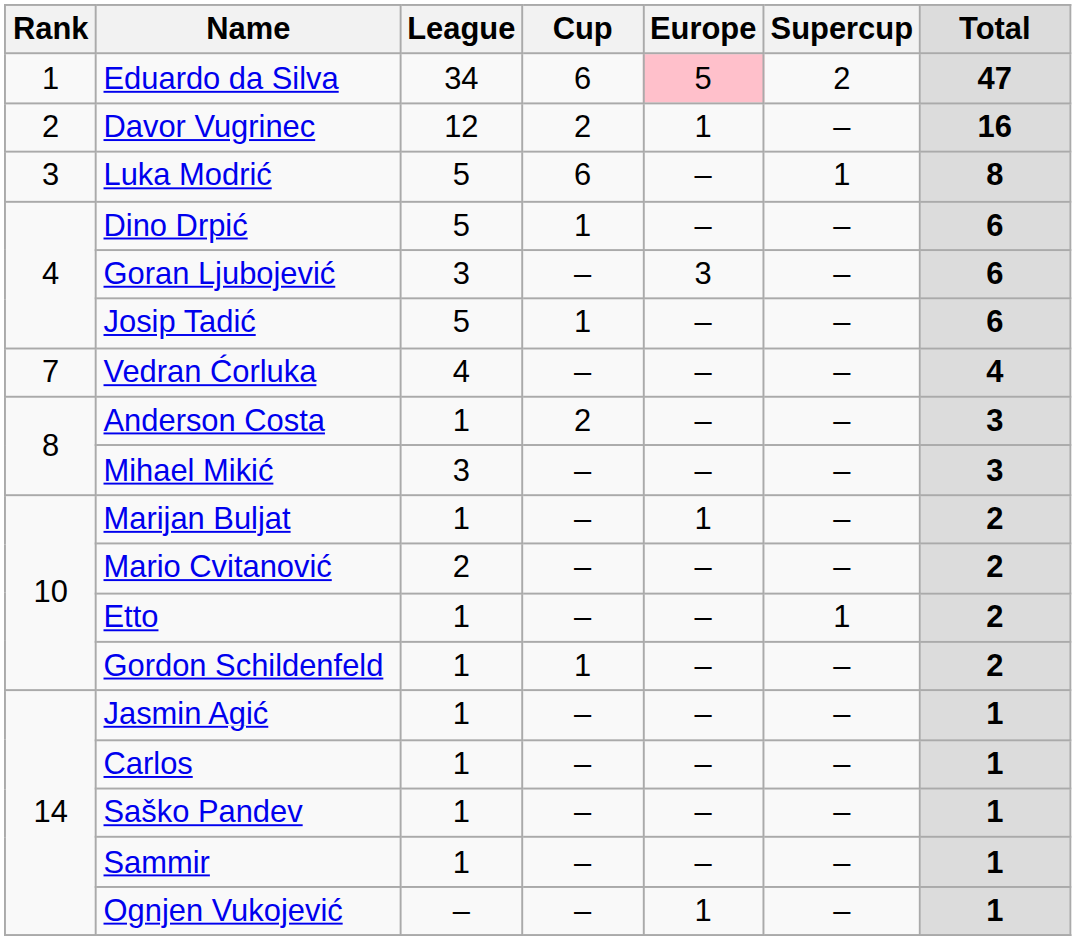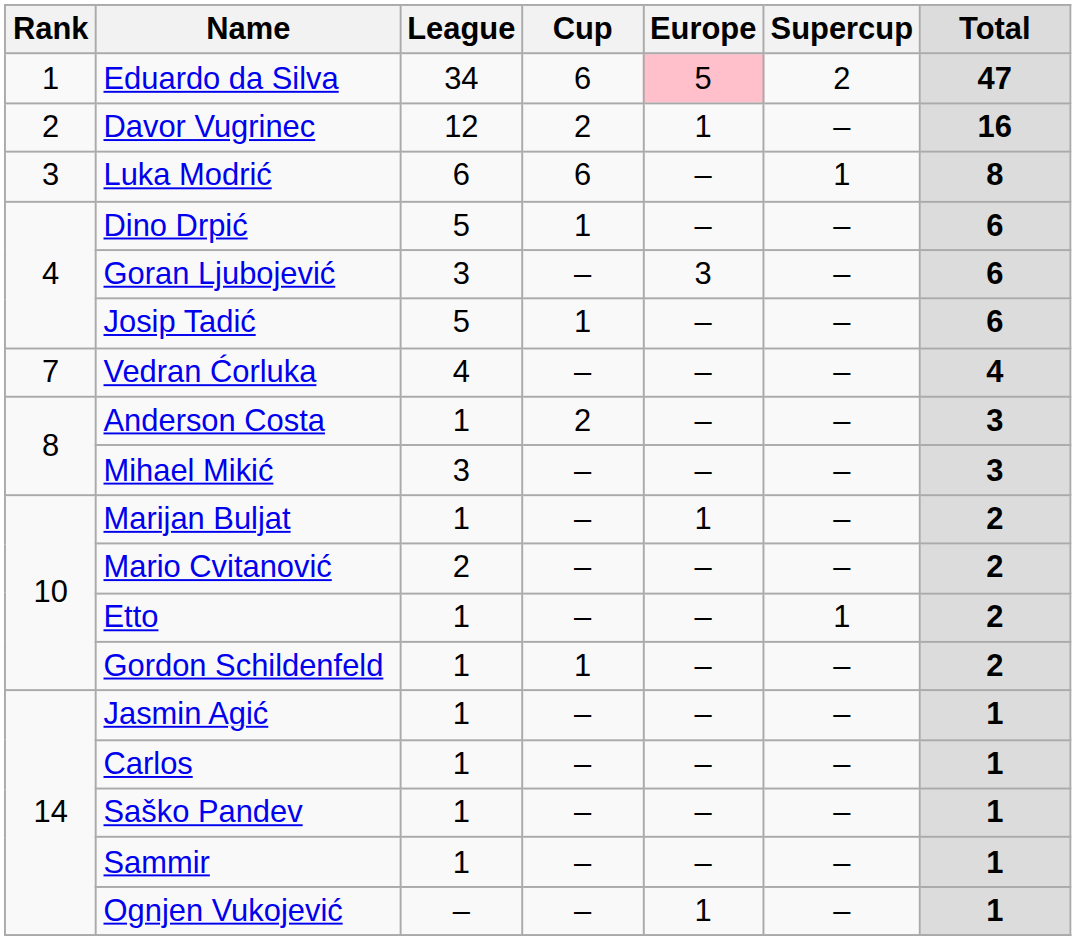(461, 175) 5 -> (461, 175) 6
